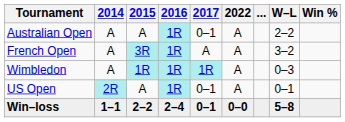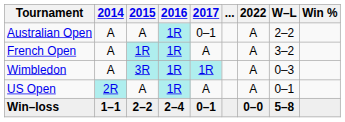columns swapped: (261, 13) <-> (238, 13)
(142, 51) 3R -> (142, 51) 1R
(142, 70) 1R -> (142, 70) 3R
(206, 88) 0–1 -> (206, 88) A
